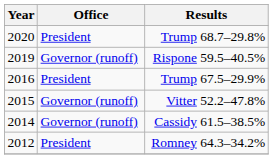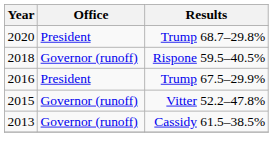(21, 57) 2019 -> (21, 57) 2018
(21, 121) 2014 -> (21, 121) 2013
- row: (208, 143)
